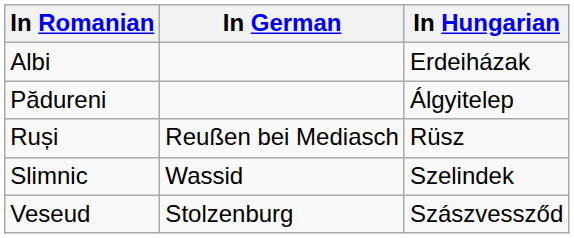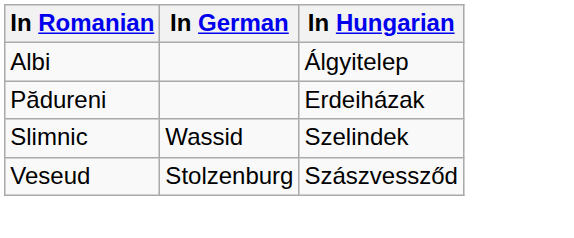(470, 61) Erdeiházak -> (357, 61) Álgyitelep
(462, 99) Álgyitelep -> (365, 99) Erdeiházak
- row: (34, 137)
